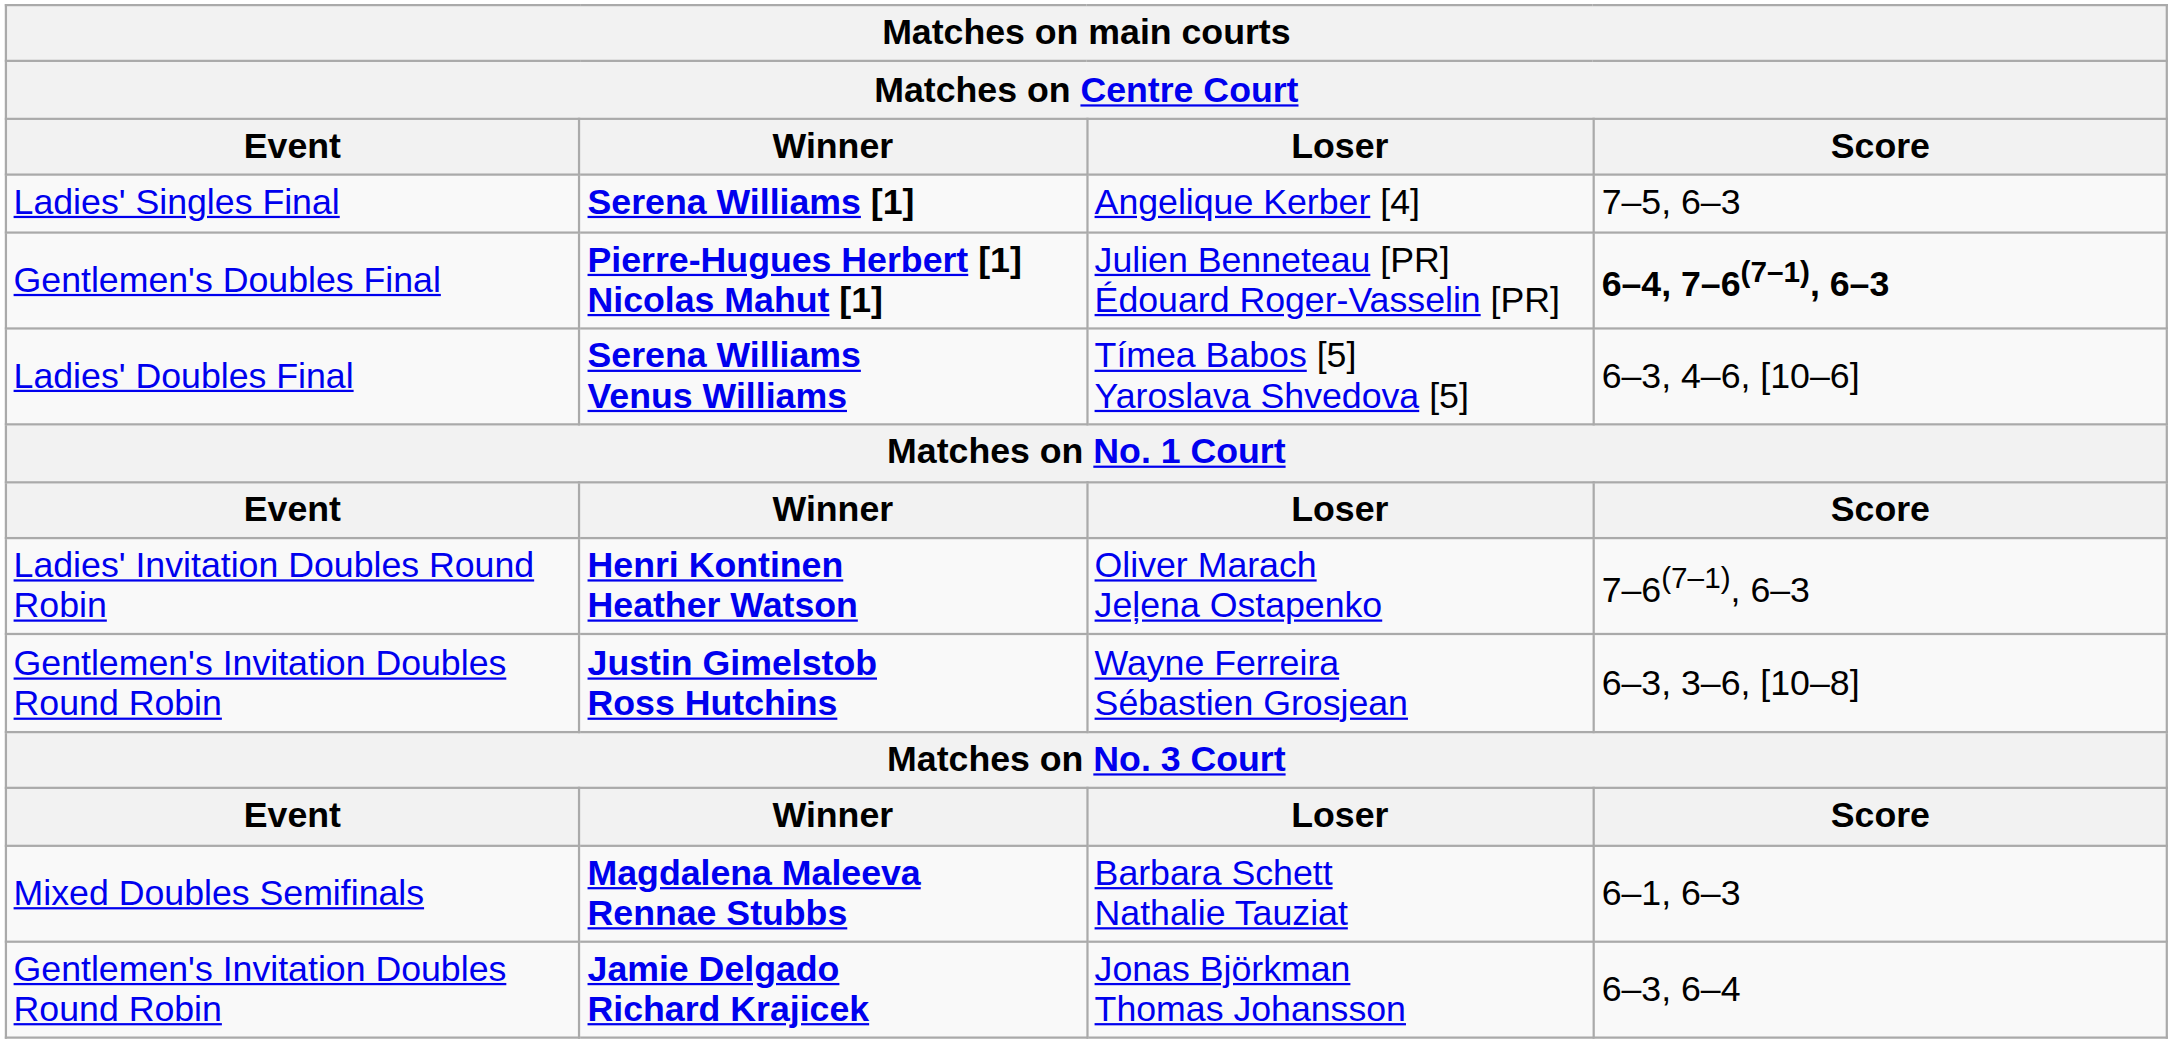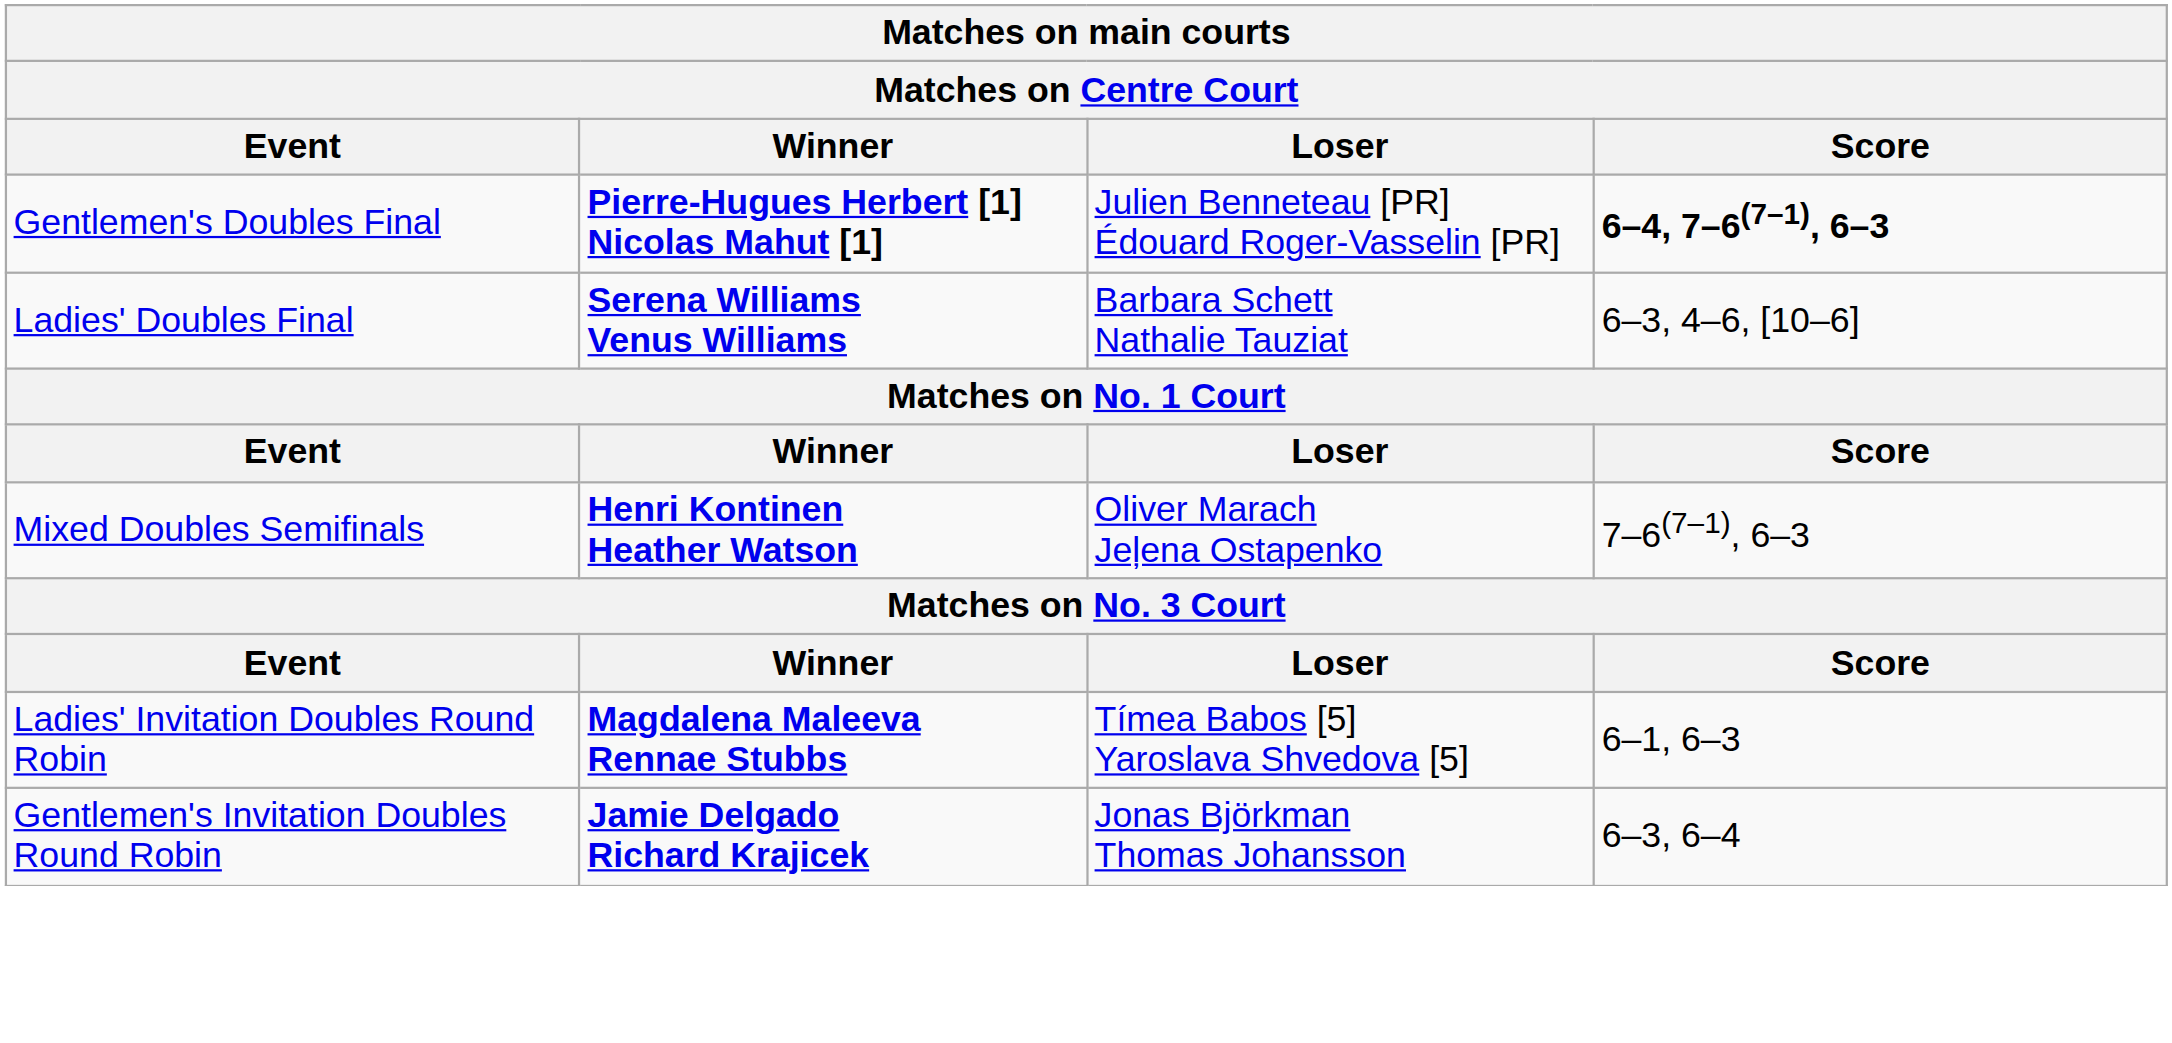- row: (751, 202)
(1282, 375) Tímea Babos [5] Yaroslava Shvedova [5] -> (1221, 319) Barbara Schett Nathalie Tauziat
(274, 585) Ladies' Invitation Doubles Round Robin -> (219, 529) Mixed Doubles Semifinals
- row: (732, 682)
(219, 892) Mixed Doubles Semifinals -> (274, 739) Ladies' Invitation Doubles Round Robin
(1221, 892) Barbara Schett Nathalie Tauziat -> (1282, 739) Tímea Babos [5] Yaroslava Shvedova [5]
